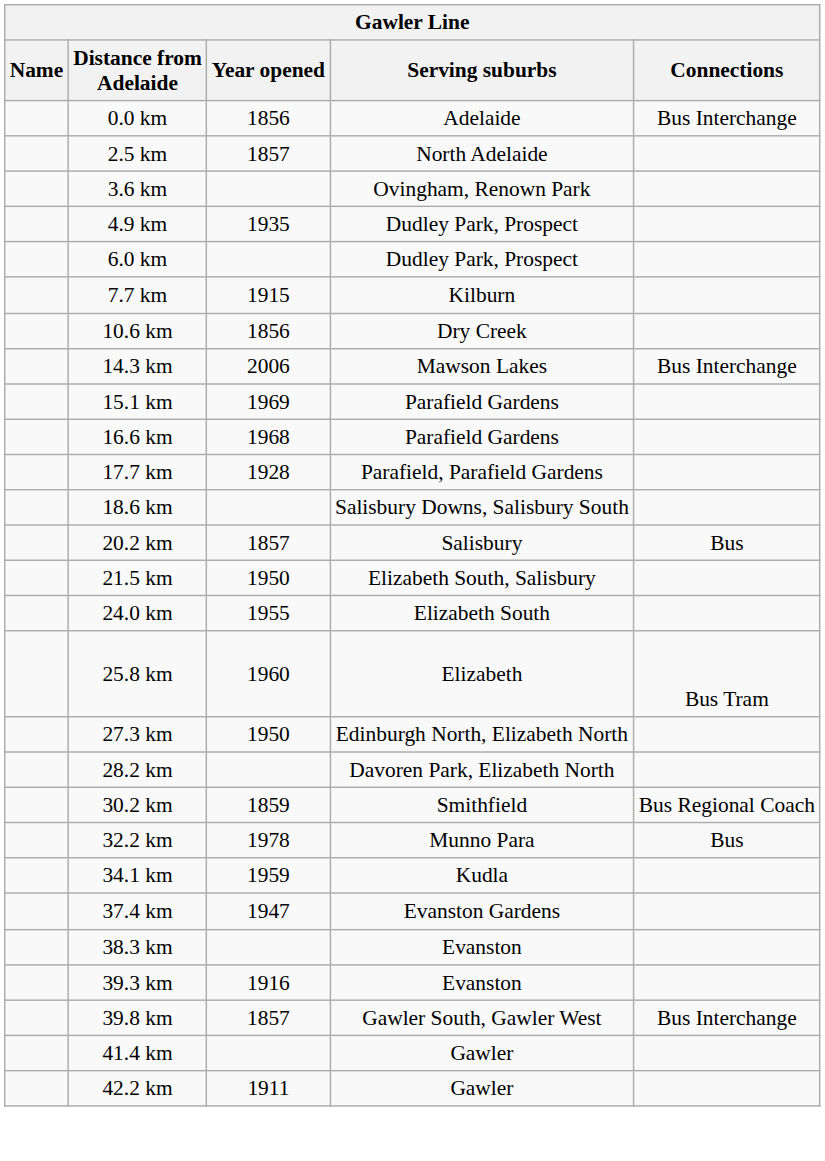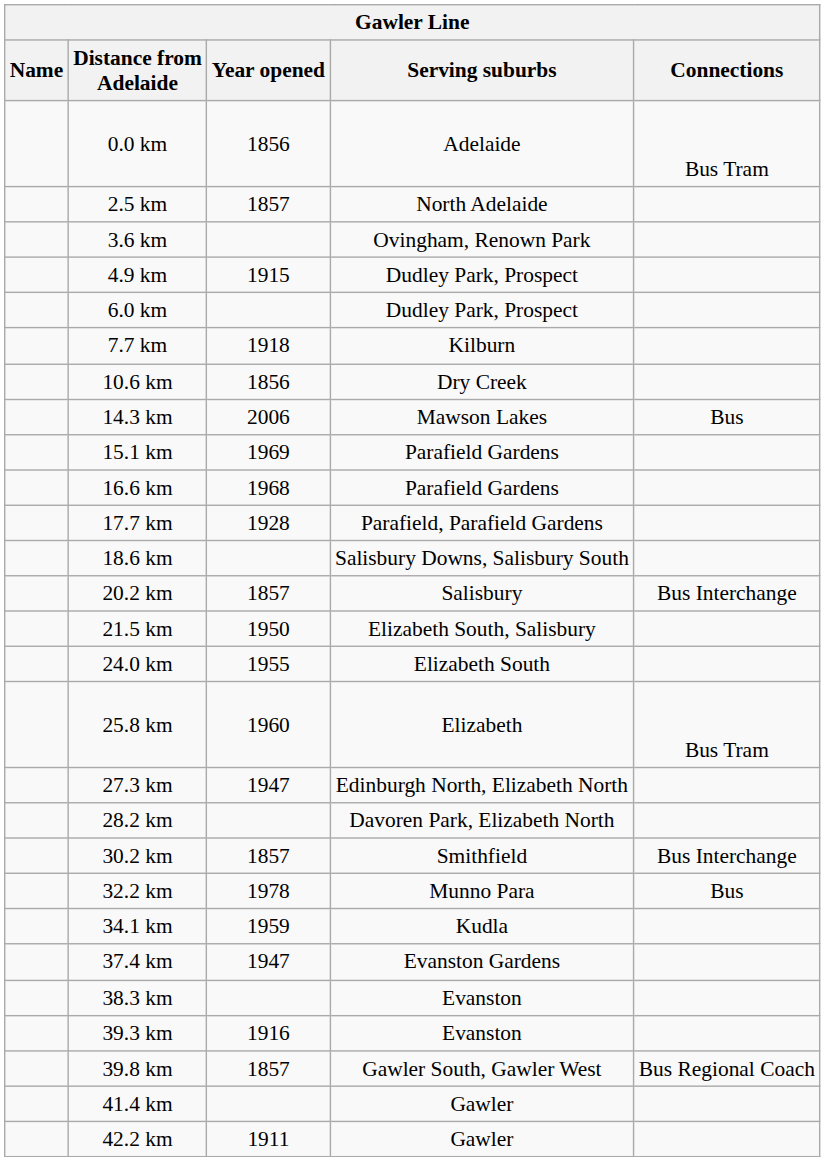(727, 118) Bus Interchange -> (727, 169) Bus Tram
(268, 224) 1935 -> (268, 275) 1915
(268, 295) 1915 -> (268, 345) 1918
(727, 365) Bus Interchange -> (727, 416) Bus
(727, 542) Bus -> (727, 593) Bus Interchange
(268, 734) 1950 -> (268, 785) 1947
(268, 805) 1859 -> (268, 856) 1857
(727, 805) Bus Regional Coach -> (727, 856) Bus Interchange
(727, 1017) Bus Interchange -> (727, 1068) Bus Regional Coach
